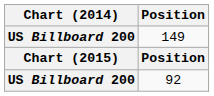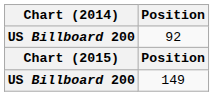rows swapped: (173, 80) <-> (173, 37)
